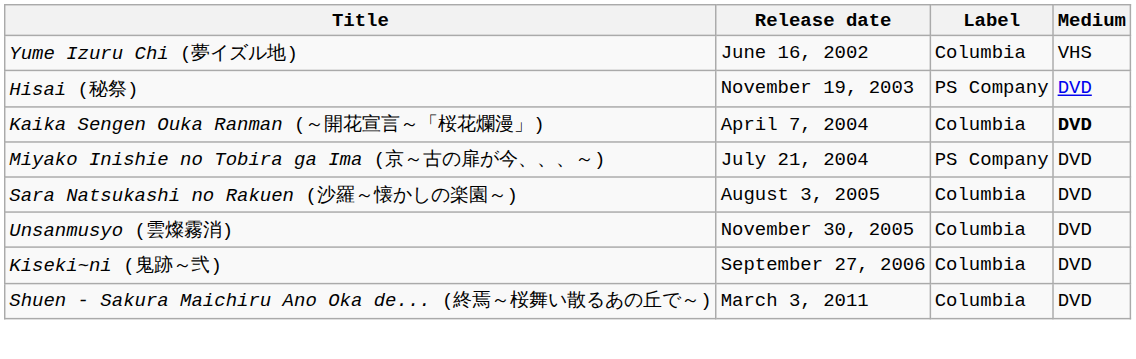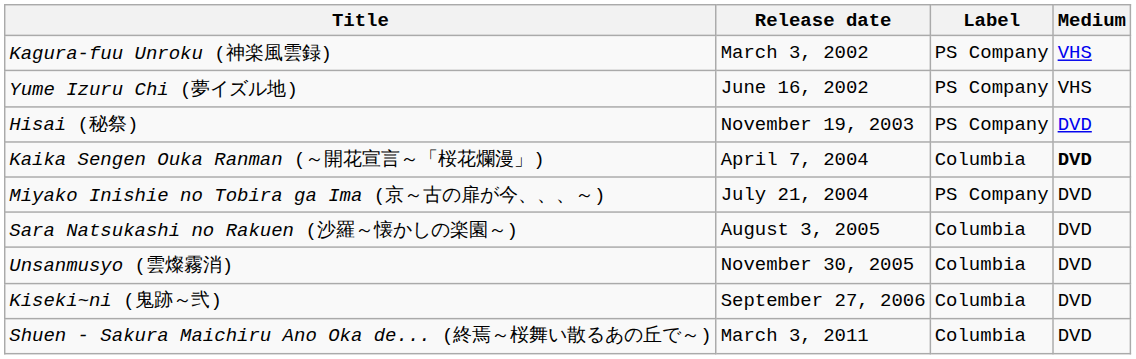+ row: (171, 54)
(980, 53) Columbia -> (992, 89) PS Company
